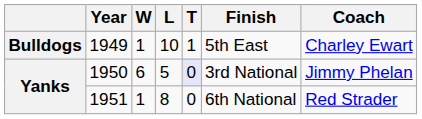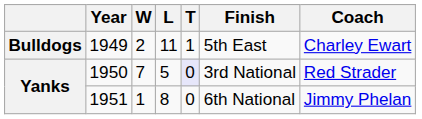(140, 45) 1 -> (140, 45) 2
(169, 45) 10 -> (169, 45) 11
(140, 72) 6 -> (140, 72) 7
(359, 72) Jimmy Phelan -> (350, 72) Red Strader
(351, 99) Red Strader -> (358, 99) Jimmy Phelan
